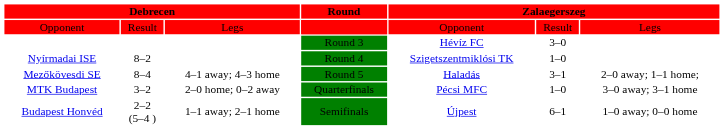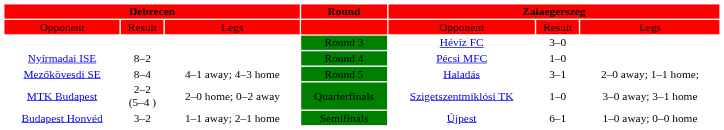(462, 58) Szigetszentmiklósi TK -> (462, 58) Pécsi MFC
(142, 89) 3–2 -> (142, 96) 2–2 (5–4 )
(462, 89) Pécsi MFC -> (462, 96) Szigetszentmiklósi TK
(142, 111) 2–2 (5–4 ) -> (142, 118) 3–2
